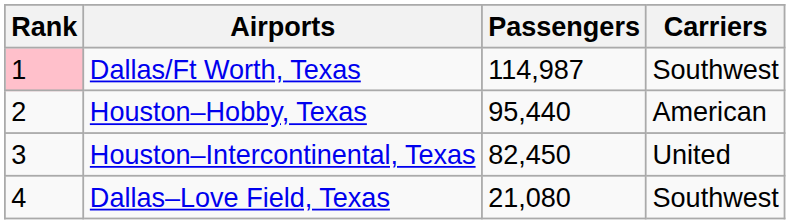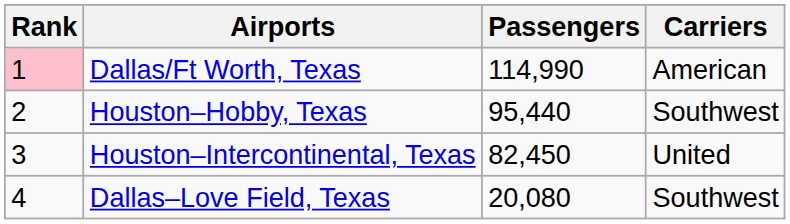(536, 69) 114,987 -> (536, 69) 114,990
(716, 69) Southwest -> (710, 69) American
(710, 112) American -> (716, 112) Southwest
(530, 198) 21,080 -> (530, 198) 20,080
